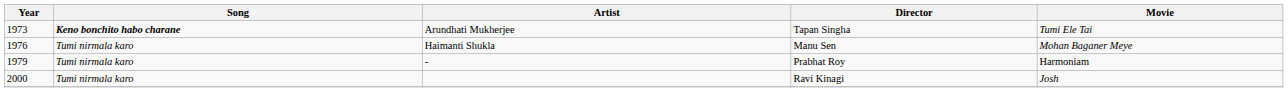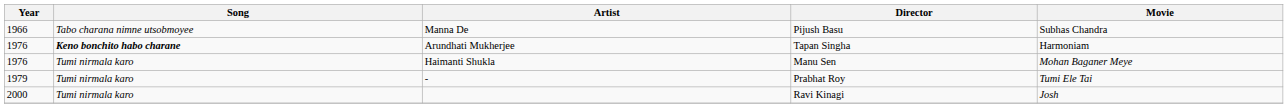+ row: (447, 29)
(17, 29) 1973 -> (17, 45) 1976
(1066, 29) Tumi Ele Tai -> (1064, 45) Harmoniam
(1064, 62) Harmoniam -> (1066, 78) Tumi Ele Tai
